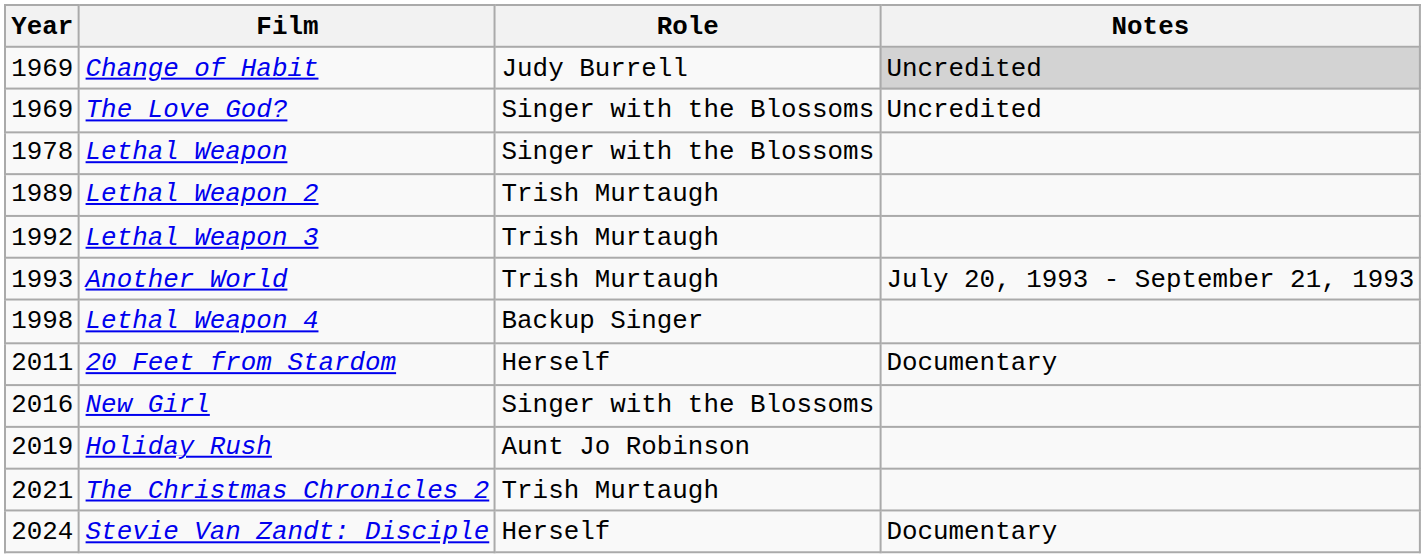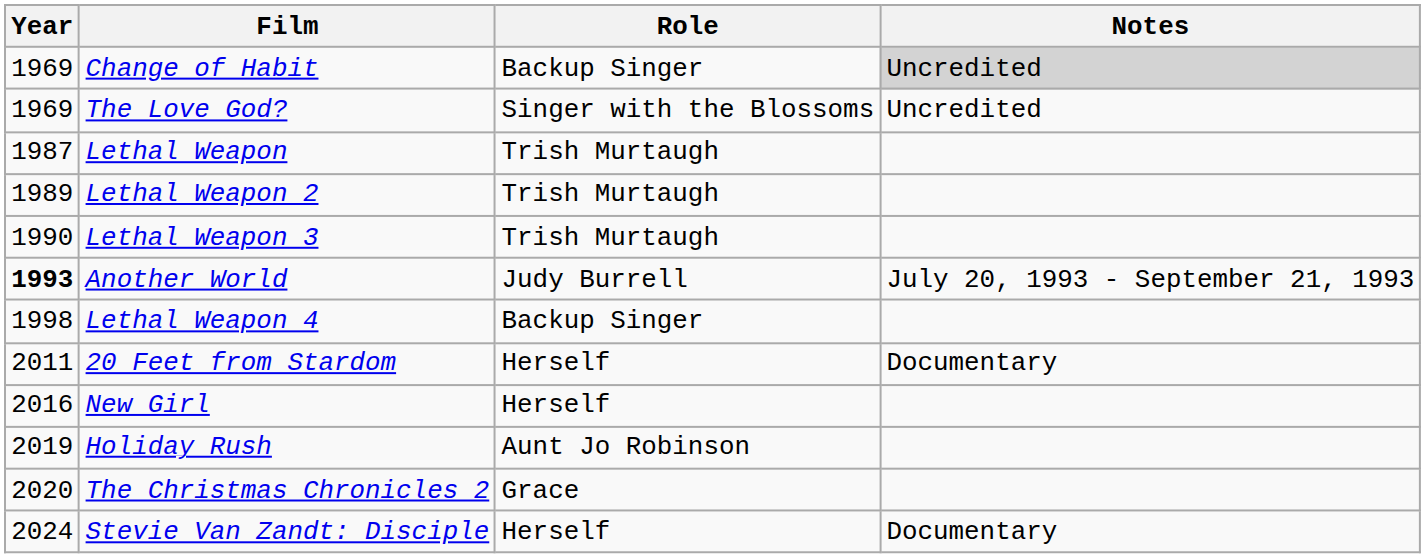(595, 68) Judy Burrell -> (602, 68) Backup Singer
(42, 153) 1978 -> (42, 153) 1987
(688, 153) Singer with the Blossoms -> (610, 153) Trish Murtaugh
(42, 237) 1992 -> (42, 237) 1990
(42, 279) normal -> (42, 279) bold
(610, 279) Trish Murtaugh -> (595, 279) Judy Burrell
(688, 406) Singer with the Blossoms -> (556, 406) Herself
(42, 490) 2021 -> (42, 490) 2020
(610, 490) Trish Murtaugh -> (540, 490) Grace
